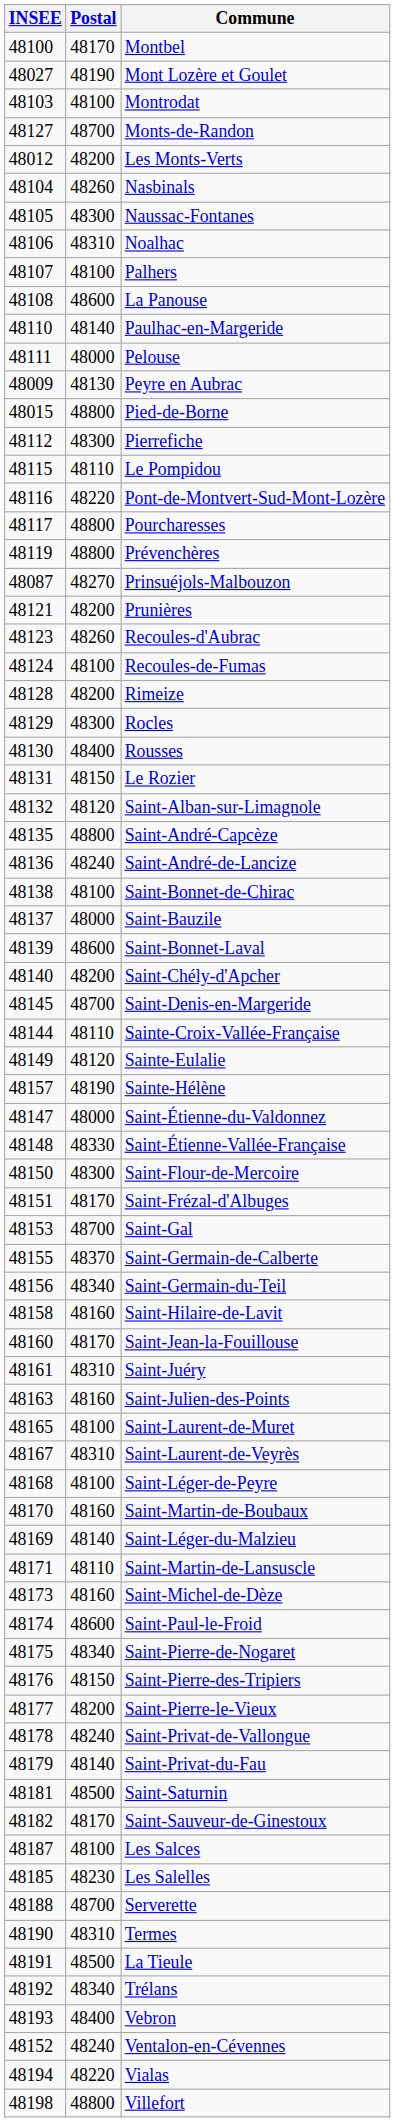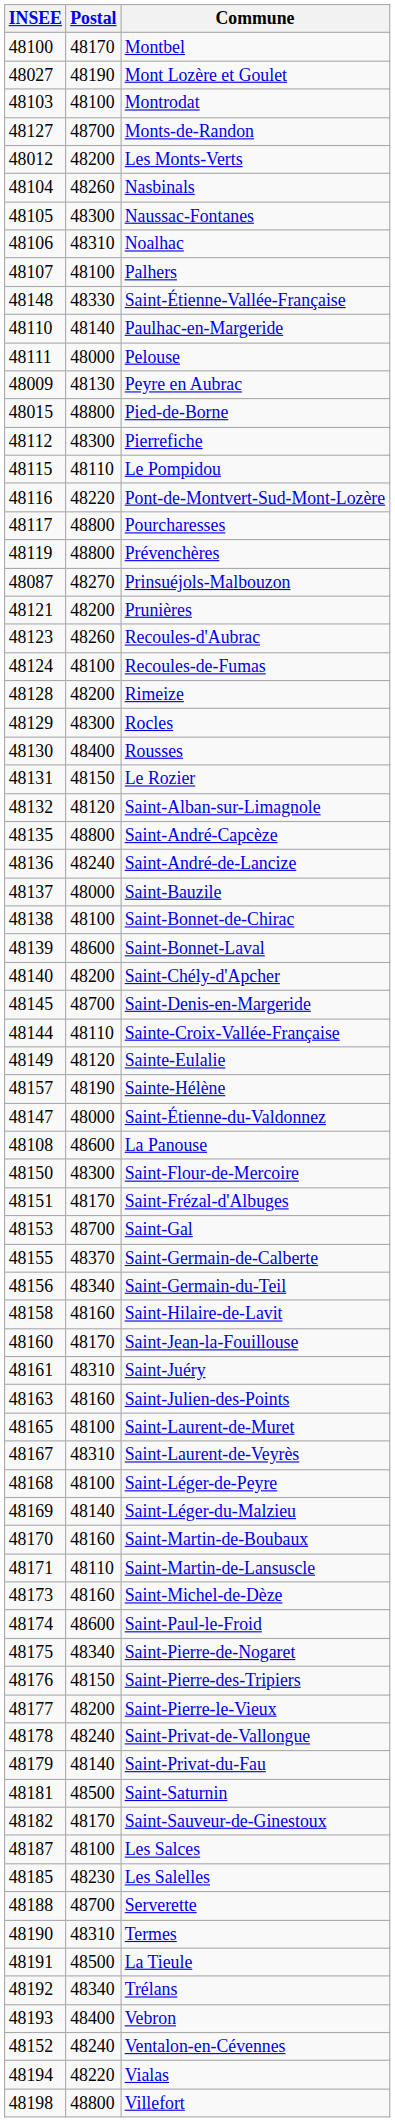rows swapped: (166, 300) <-> (235, 1145)
rows swapped: (173, 919) <-> (210, 891)
rows swapped: (210, 1539) <-> (216, 1511)
